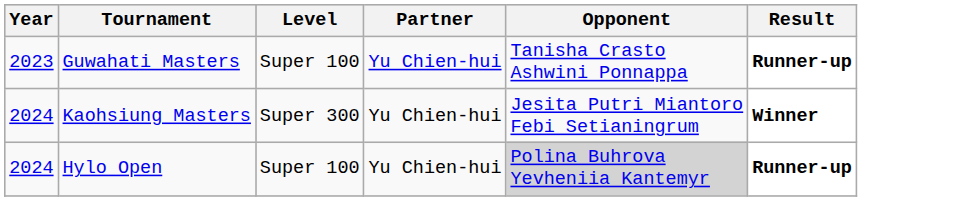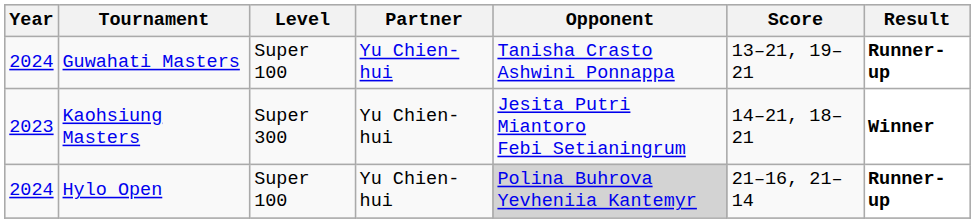+ column: (795, 20)
(31, 62) 2023 -> (31, 62) 2024
(31, 115) 2024 -> (31, 126) 2023
